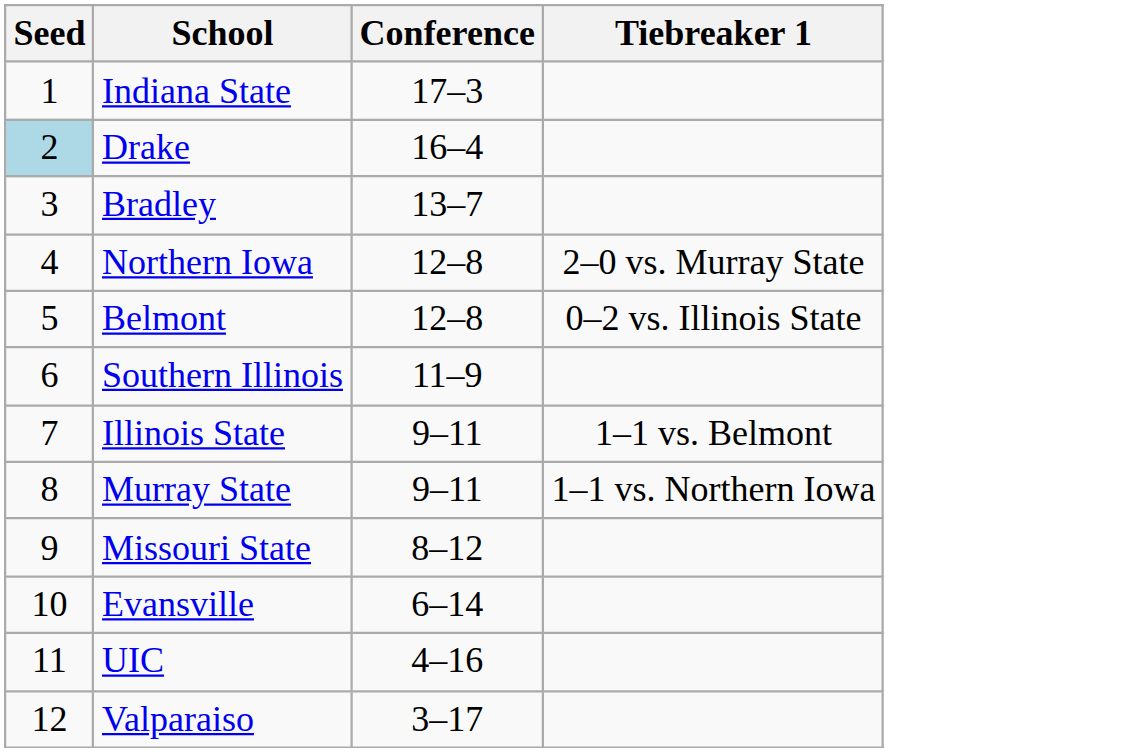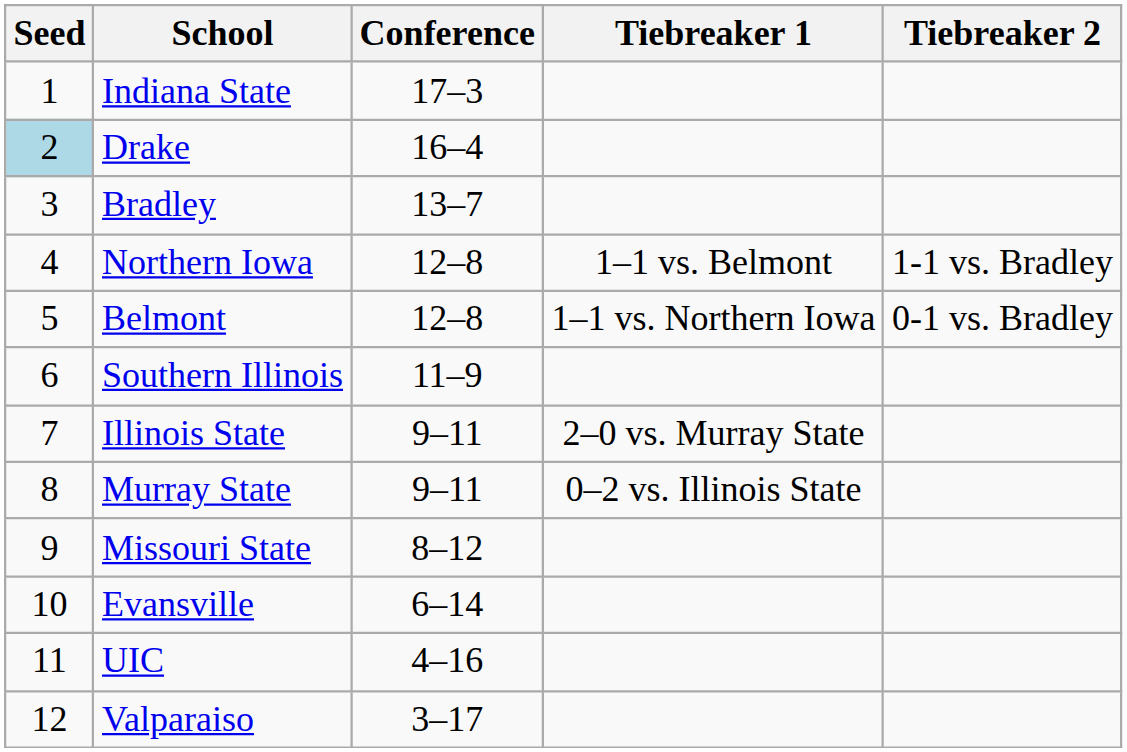+ column: (1002, 33)
(713, 261) 2–0 vs. Murray State -> (713, 261) 1–1 vs. Belmont
(713, 318) 0–2 vs. Illinois State -> (713, 318) 1–1 vs. Northern Iowa
(713, 432) 1–1 vs. Belmont -> (713, 432) 2–0 vs. Murray State
(713, 489) 1–1 vs. Northern Iowa -> (713, 489) 0–2 vs. Illinois State
